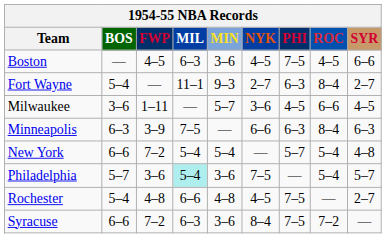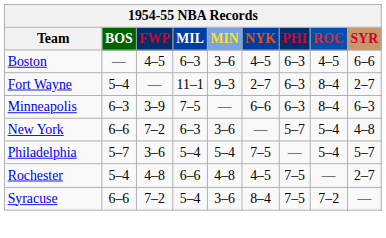(295, 61) 7–5 -> (295, 61) 6–3
- row: (39, 107)
(190, 152) 5–4 -> (190, 130) 6–3
(225, 152) 5–4 -> (225, 130) 3–6
(190, 175) paleturquoise background -> (190, 152) no background
(225, 175) 3–6 -> (225, 152) 5–4
(190, 221) 6–3 -> (190, 198) 5–4
